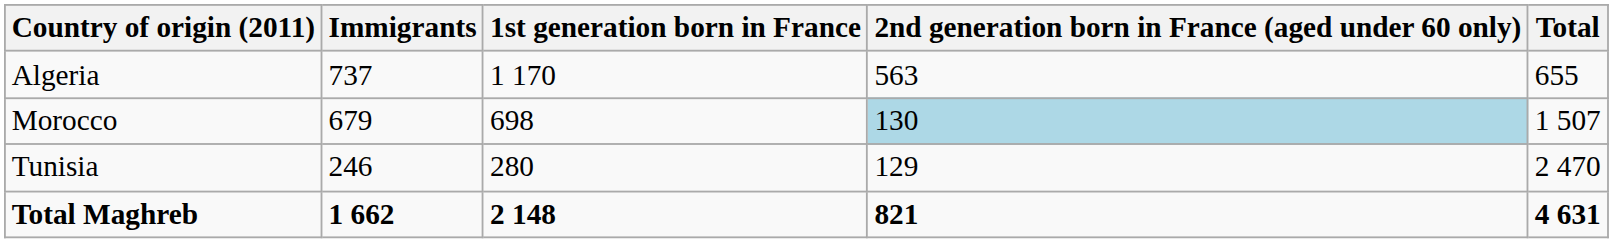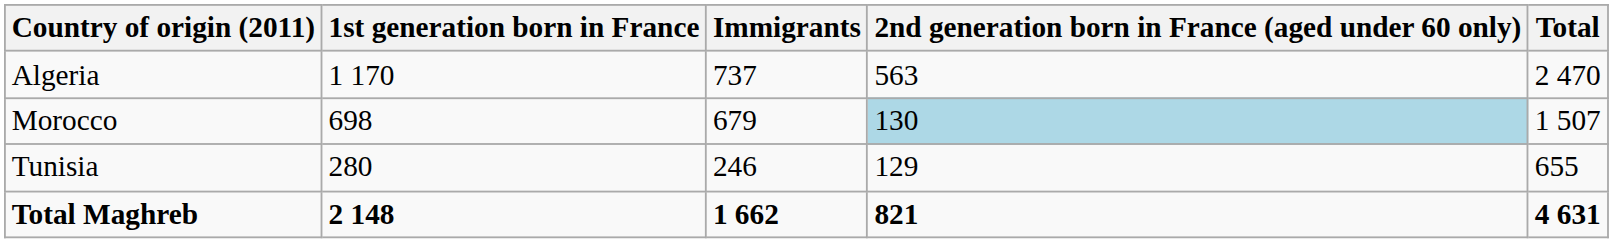columns swapped: (403, 27) <-> (675, 27)
(1557, 74) 655 -> (1568, 74) 2 470
(1568, 167) 2 470 -> (1557, 167) 655
